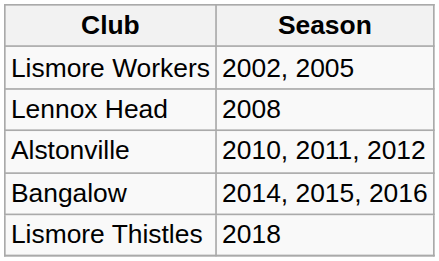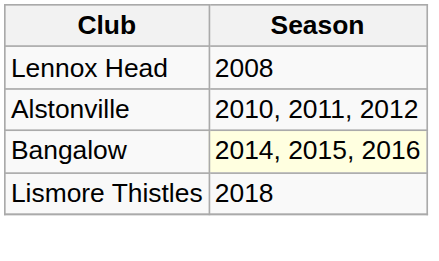- row: (110, 67)
(325, 192) no background -> (318, 151) lightyellow background
